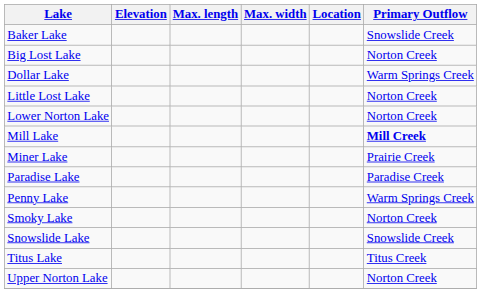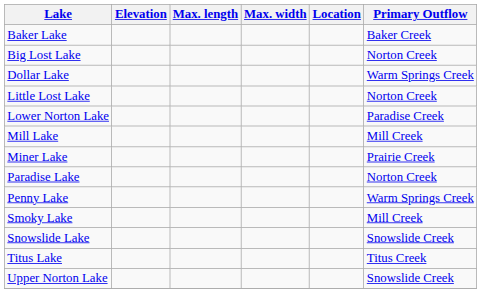(410, 34) Snowslide Creek -> (399, 34) Baker Creek
(402, 116) Norton Creek -> (405, 116) Paradise Creek
(396, 136) bold -> (395, 136) normal
(405, 177) Paradise Creek -> (402, 177) Norton Creek
(402, 217) Norton Creek -> (395, 217) Mill Creek
(402, 278) Norton Creek -> (410, 278) Snowslide Creek
